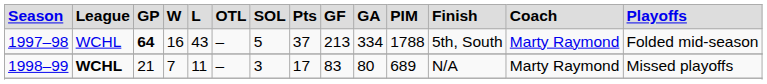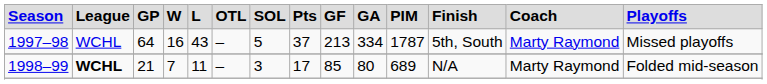(146, 41) bold -> (146, 41) normal
(407, 41) 1788 -> (407, 41) 1787
(693, 41) Folded mid-season -> (680, 41) Missed playoffs
(333, 66) 83 -> (333, 66) 85
(680, 66) Missed playoffs -> (693, 66) Folded mid-season
